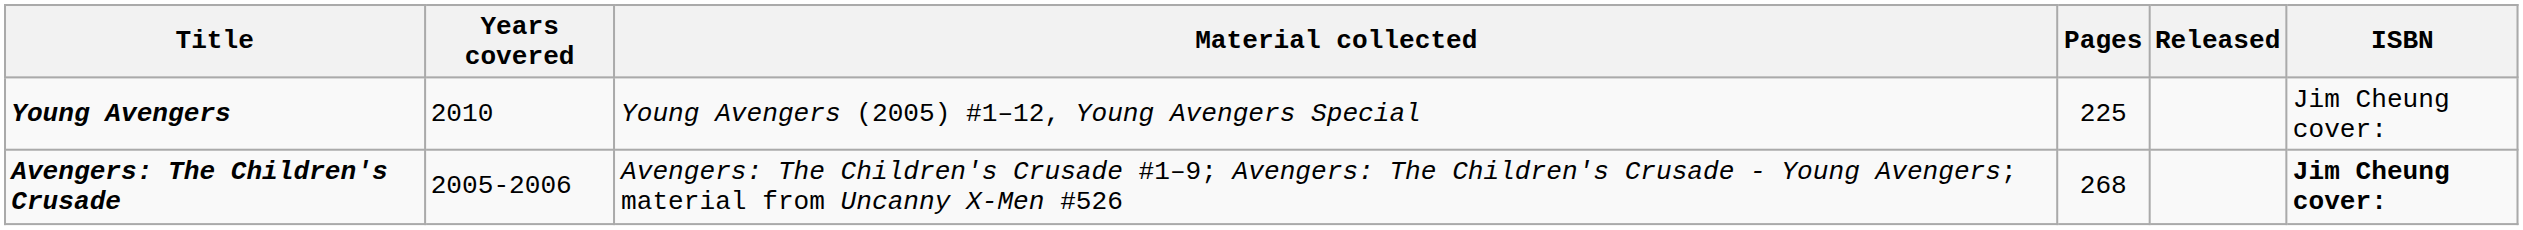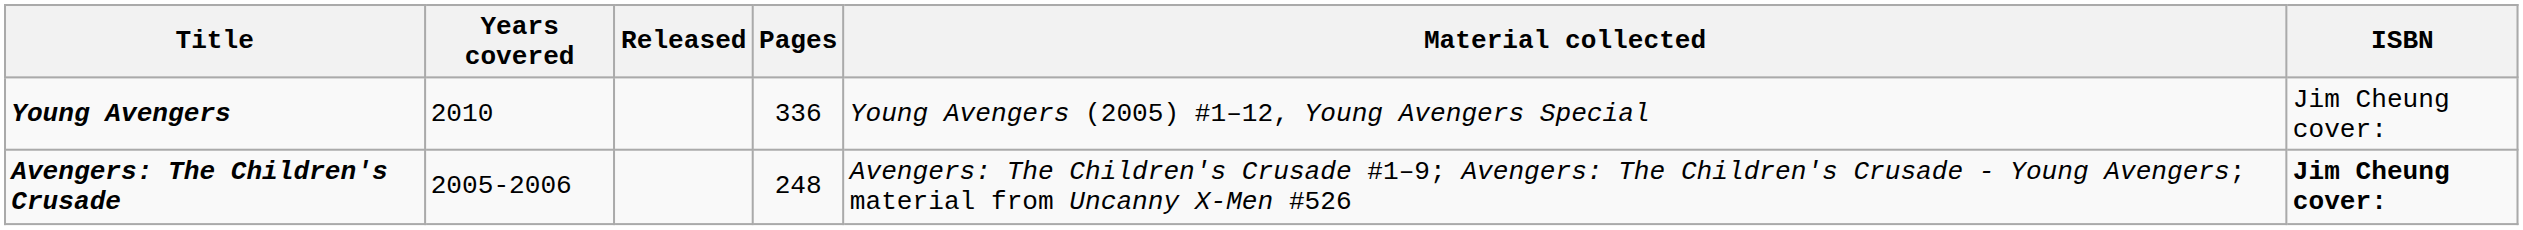columns swapped: (1336, 41) <-> (2218, 41)
(2103, 114) 225 -> (798, 114) 336
(2103, 187) 268 -> (798, 187) 248
